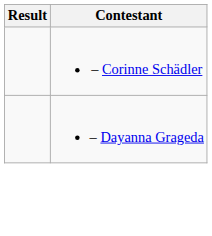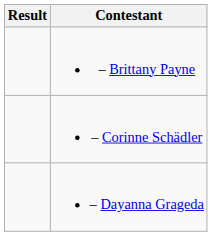+ row: (129, 69)
